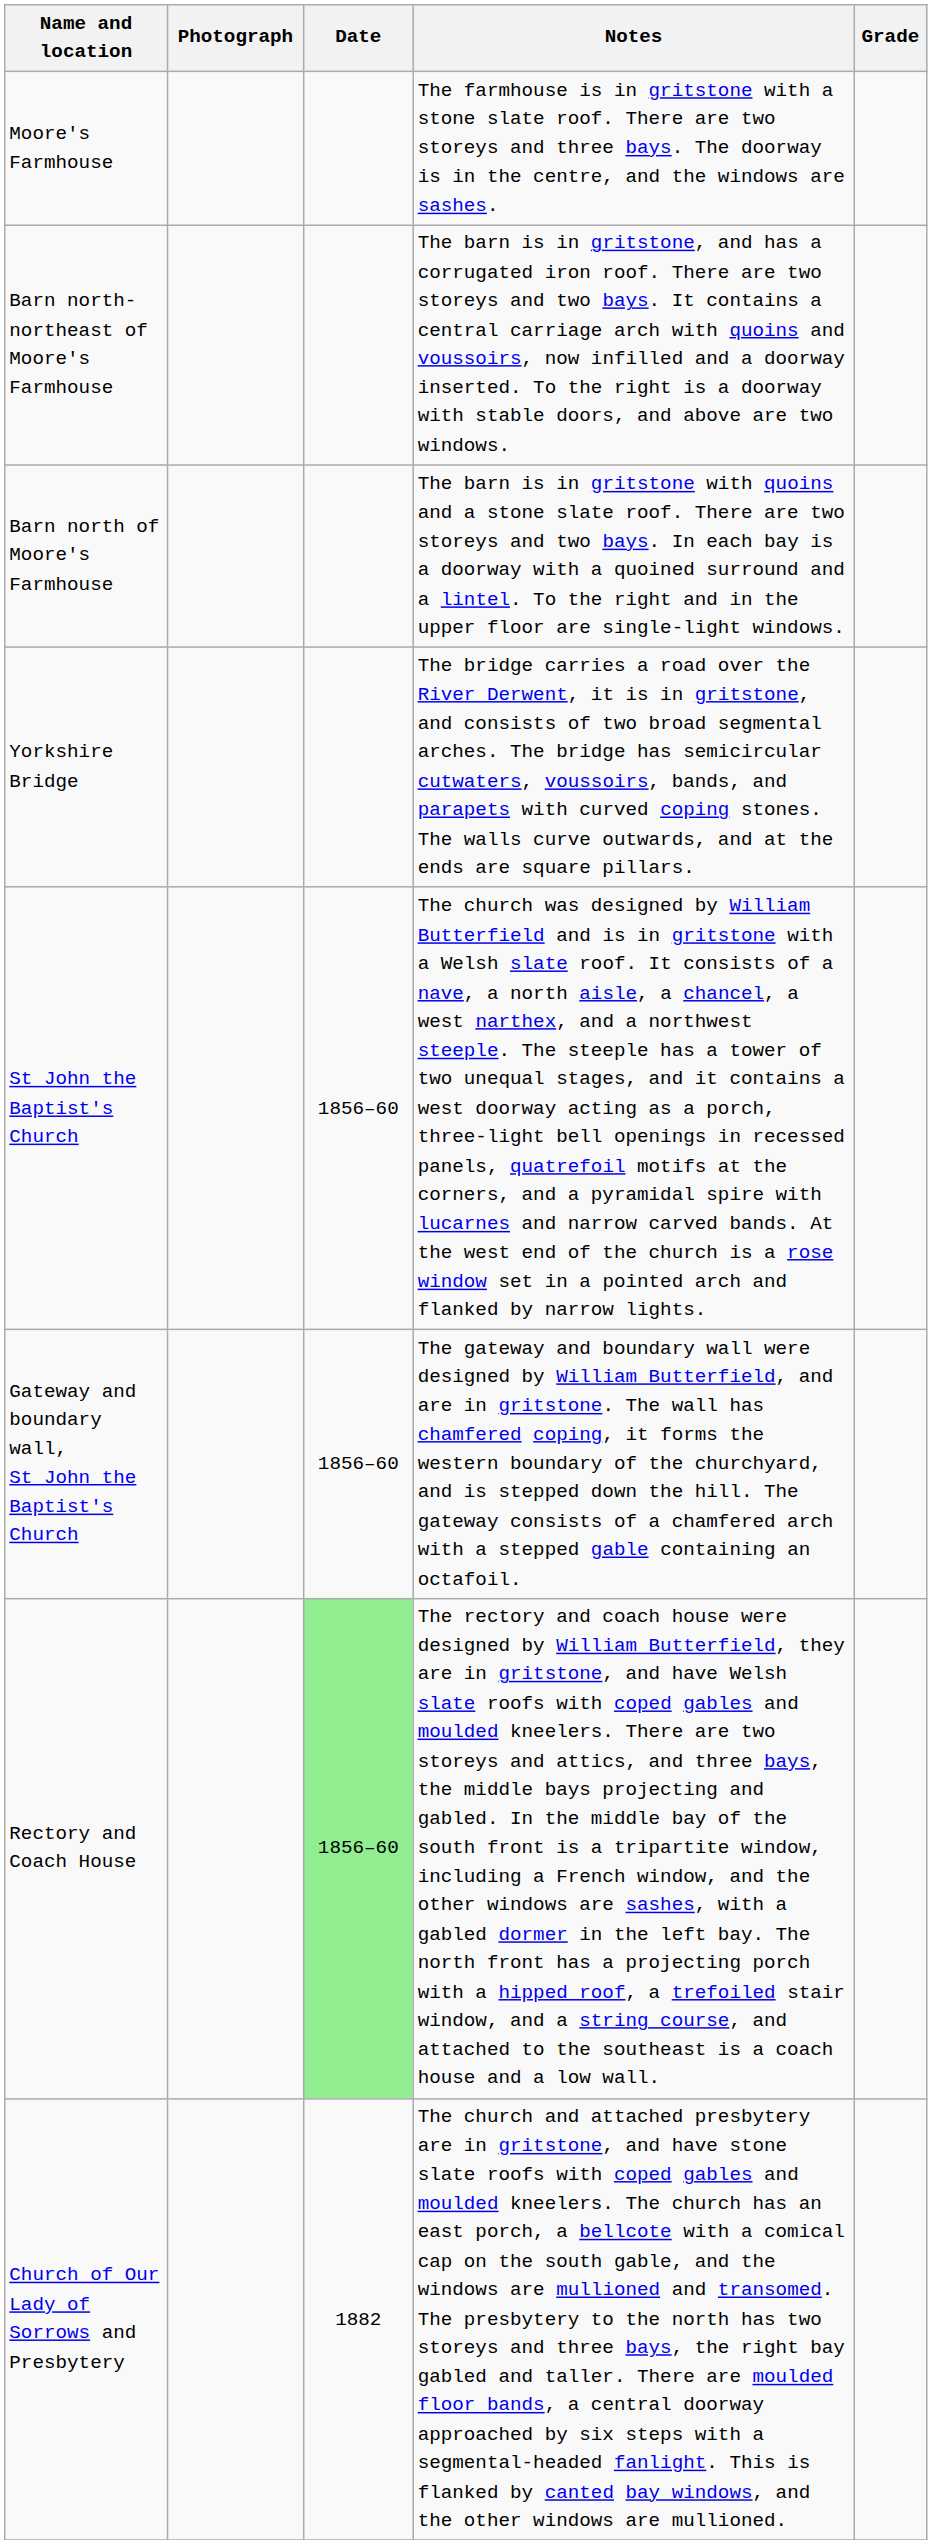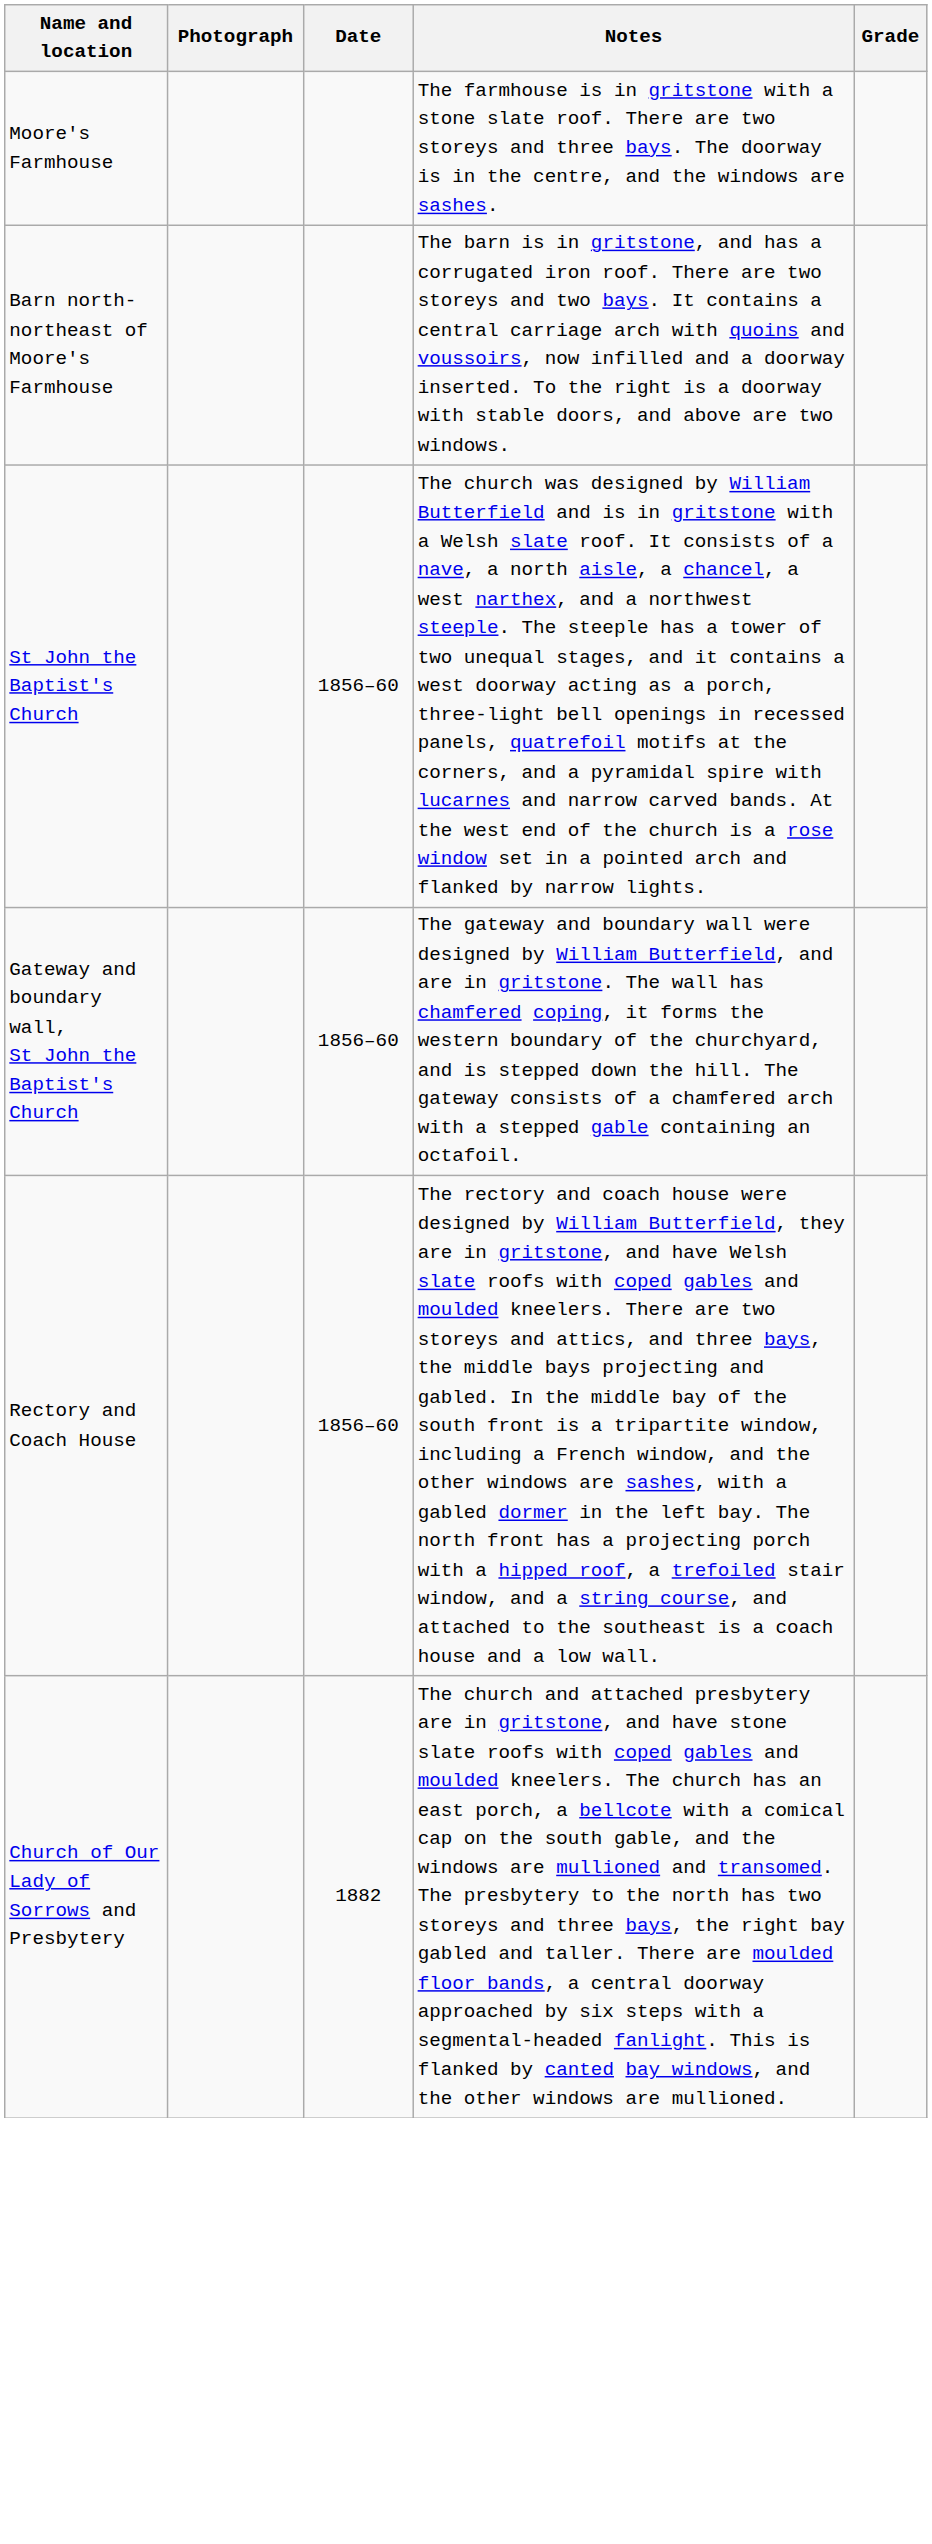- row: (84, 556)
- row: (61, 767)
(358, 1848) lightgreen background -> (358, 1426) no background
